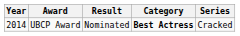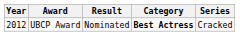(16, 25) 2014 -> (16, 25) 2012
